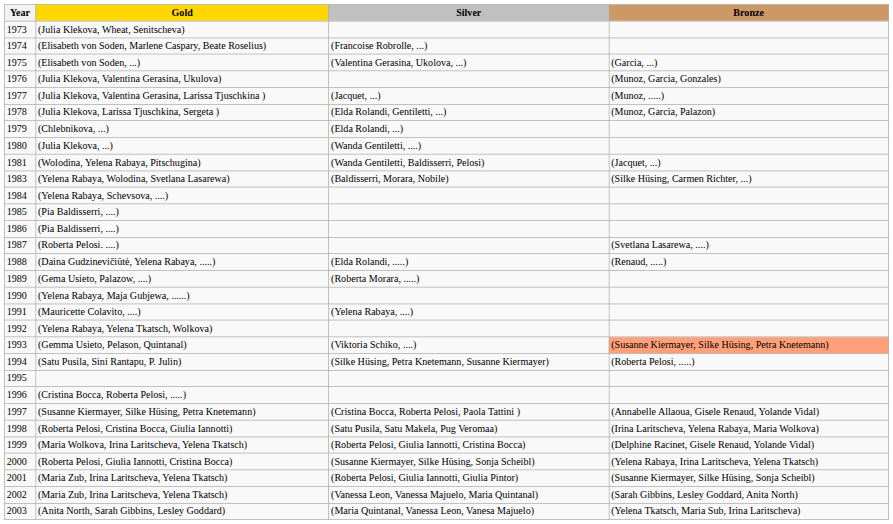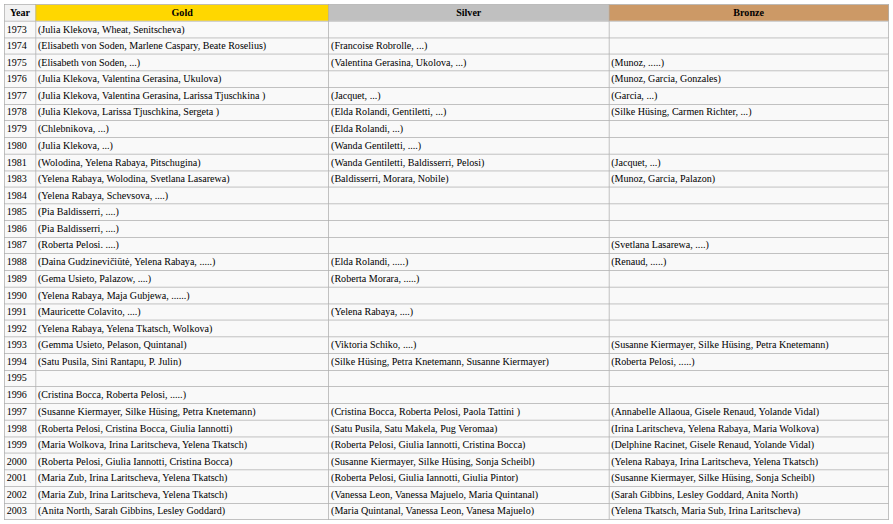(634, 63) (Garcia, ...) -> (638, 63) (Munoz, .....)
(638, 96) (Munoz, .....) -> (634, 96) (Garcia, ...)
(663, 112) (Munoz, Garcia, Palazon) -> (681, 112) (Silke Hüsing, Carmen Richter, ...)
(681, 179) (Silke Hüsing, Carmen Richter, ...) -> (663, 179) (Munoz, Garcia, Palazon)
(720, 345) lightsalmon background -> (720, 345) no background
